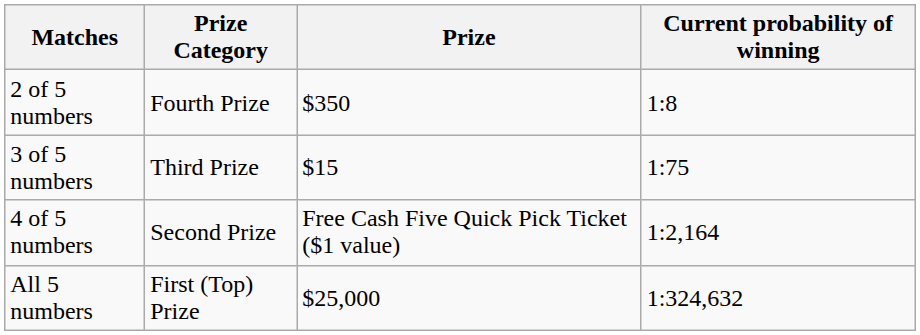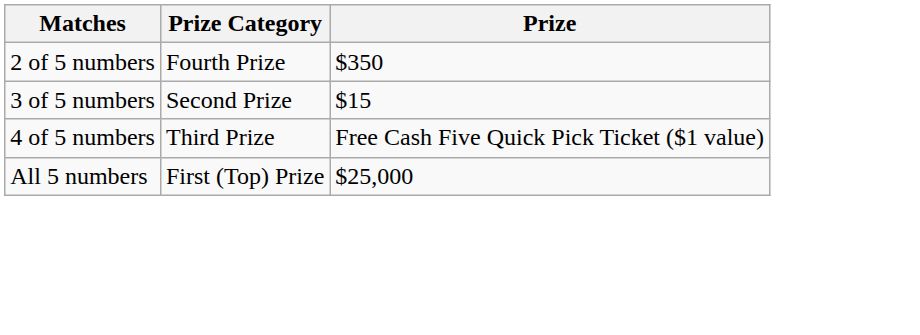- column: (778, 37)
(205, 167) Third Prize -> (229, 99) Second Prize
(213, 232) Second Prize -> (220, 137) Third Prize
